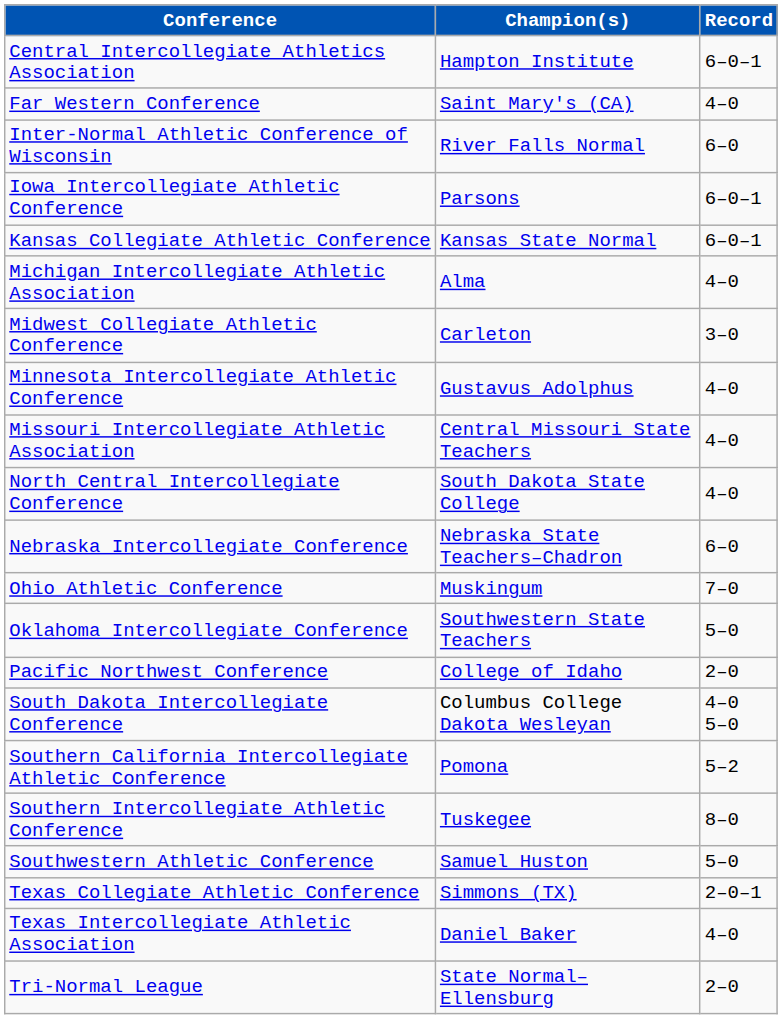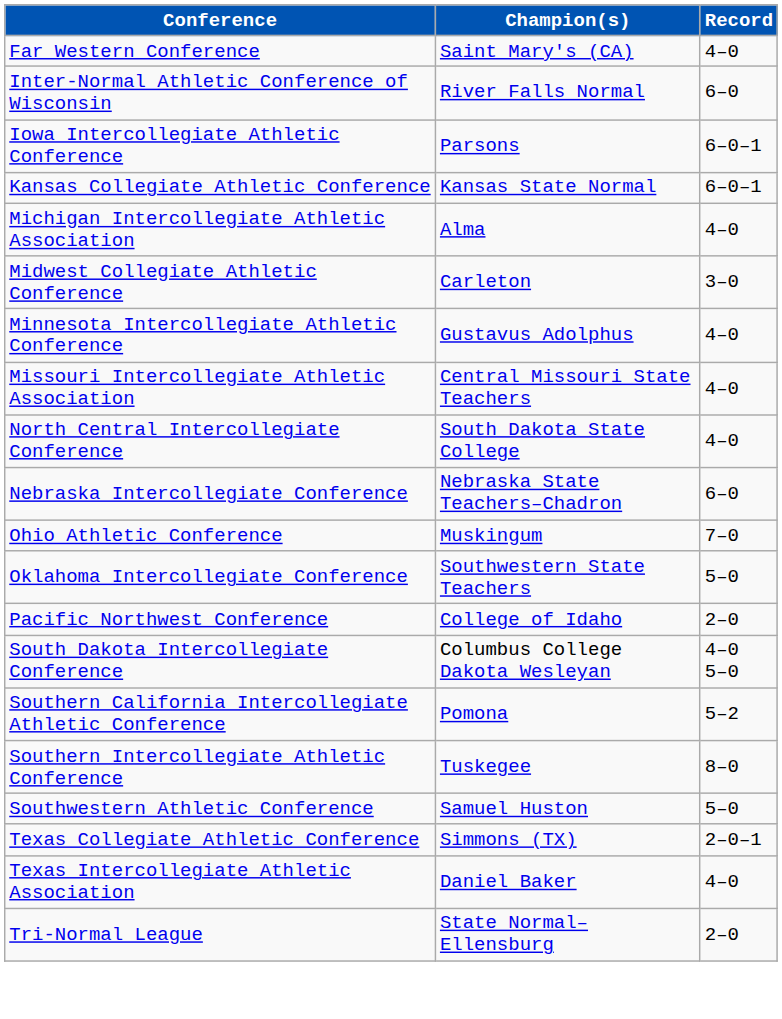- row: (197, 62)
